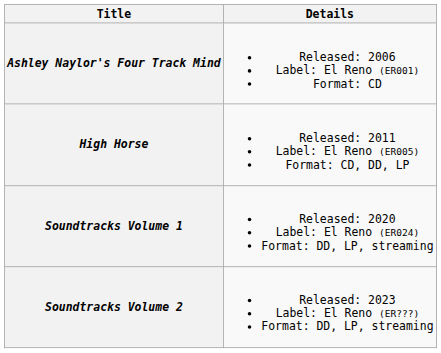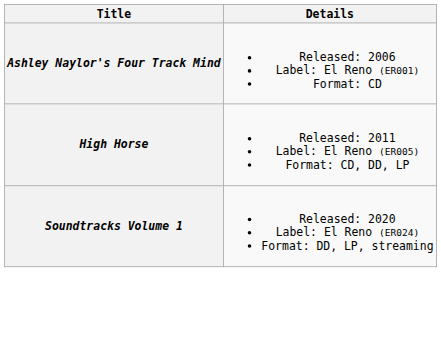- row: (114, 307)
